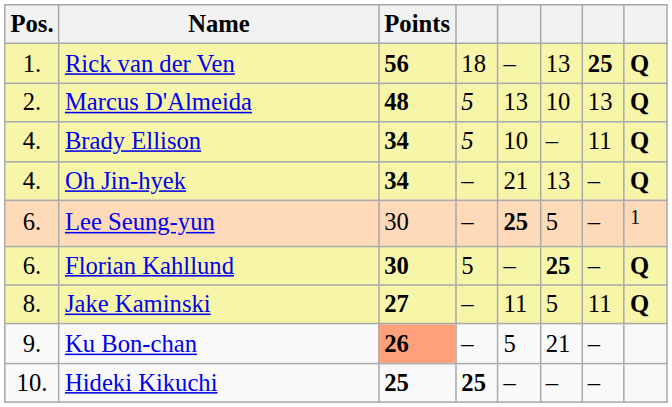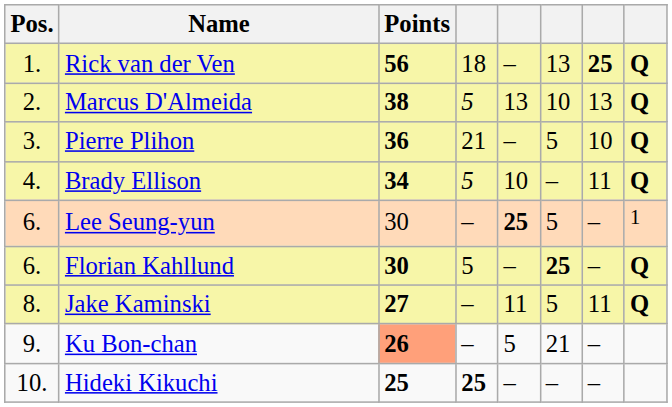(397, 102) 48 -> (397, 102) 38
+ row: (130, 141)
- row: (125, 180)
